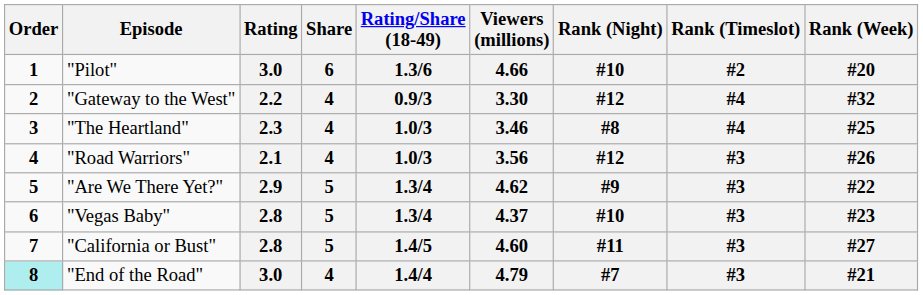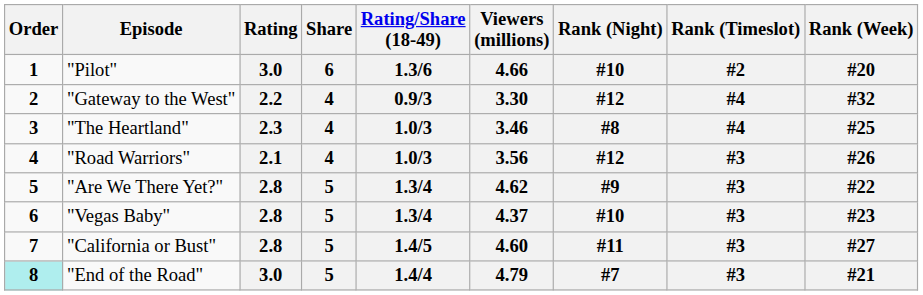(271, 187) 2.9 -> (271, 187) 2.8
(329, 275) 4 -> (329, 275) 5
